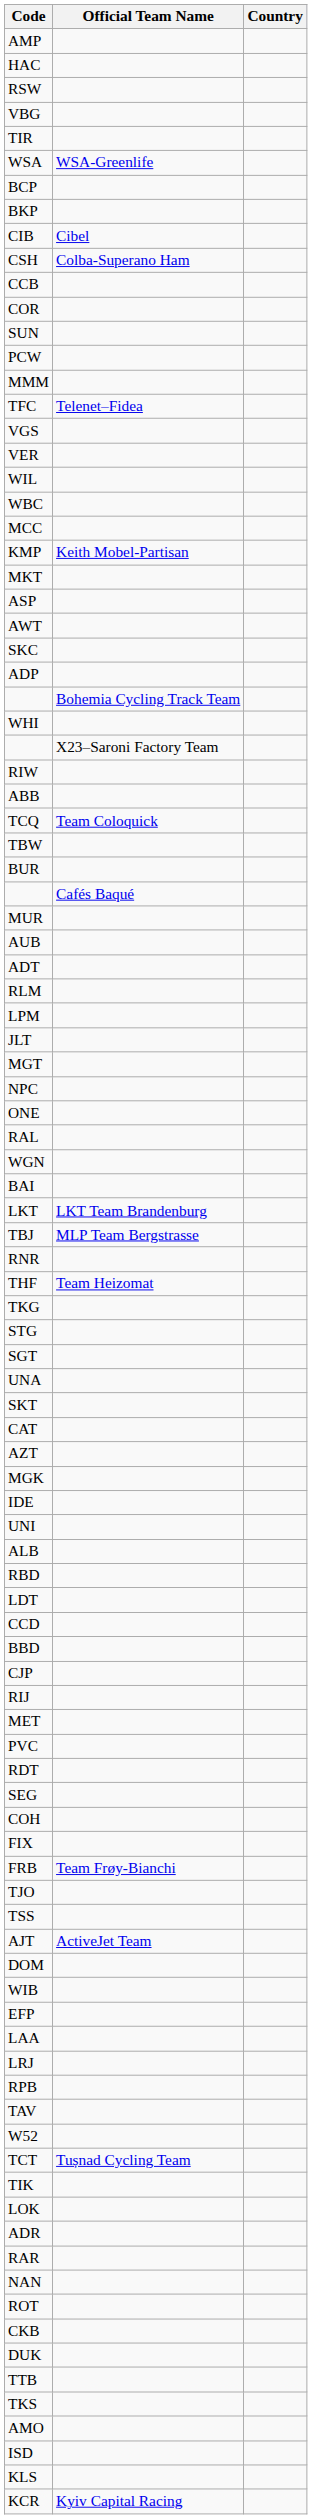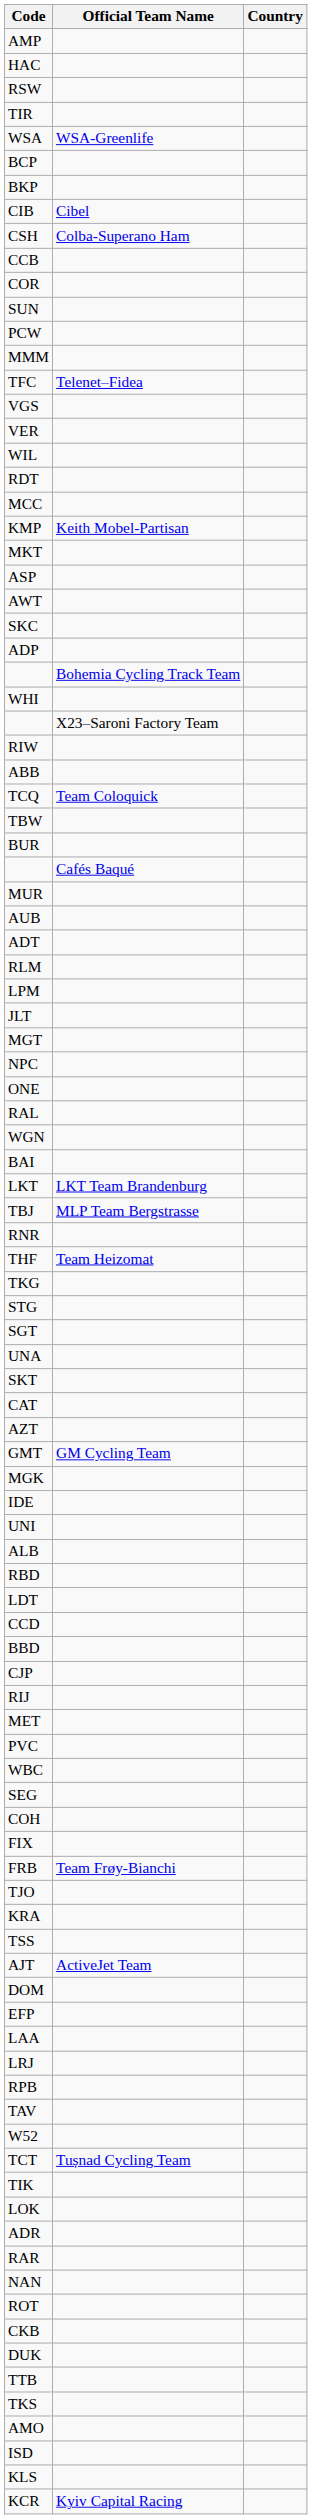- row: (24, 114)
rows swapped: (26, 503) <-> (23, 1770)
+ row: (25, 1453)
+ row: (24, 1916)
- row: (23, 1989)
